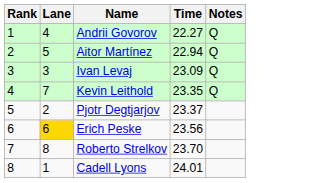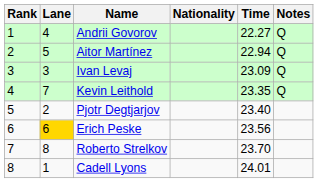+ column: (204, 14)
(188, 110) 23.37 -> (256, 110) 23.40
